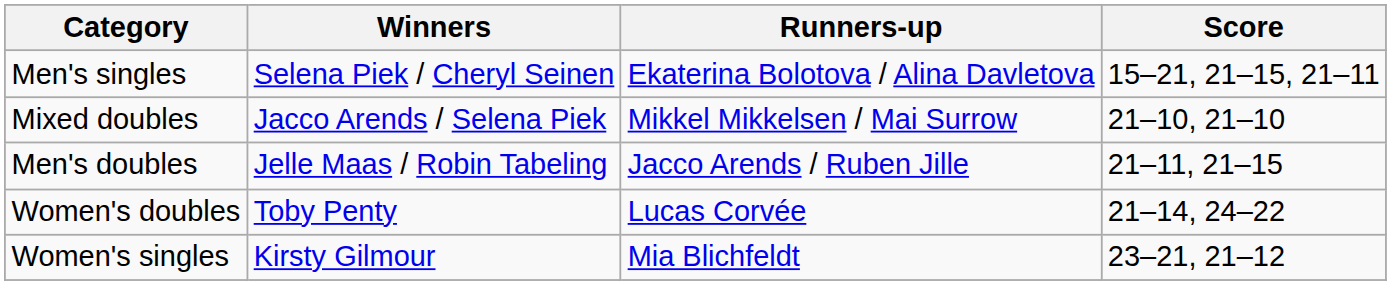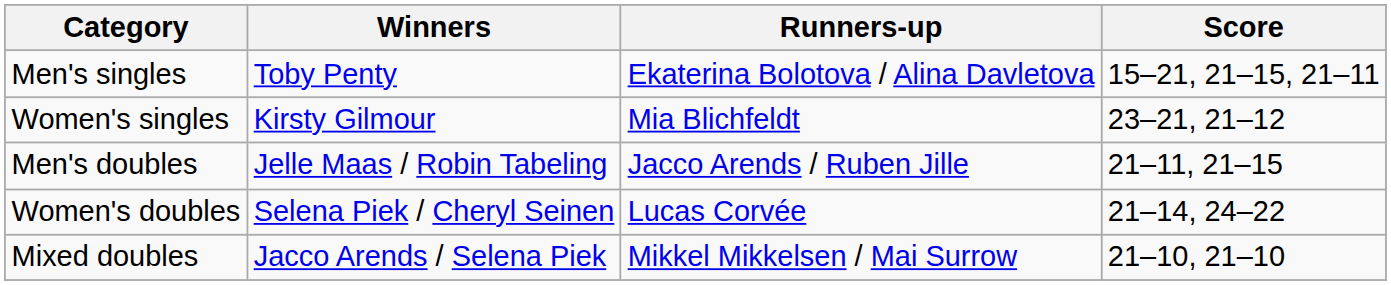(434, 73) Selena Piek / Cheryl Seinen -> (325, 73) Toby Penty
rows swapped: (120, 257) <-> (105, 119)
(325, 211) Toby Penty -> (434, 211) Selena Piek / Cheryl Seinen
